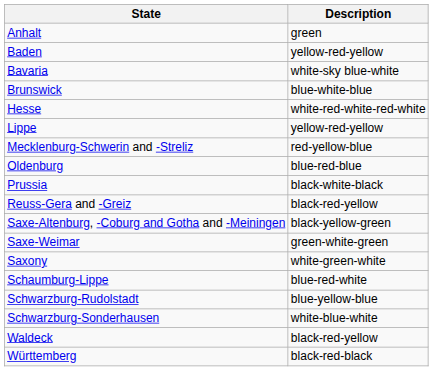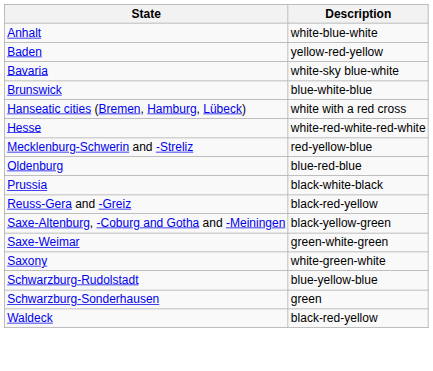(306, 33) green -> (334, 33) white-blue-white
+ row: (127, 109)
- row: (22, 128)
- row: (58, 280)
(334, 318) white-blue-white -> (306, 299) green
- row: (42, 356)
